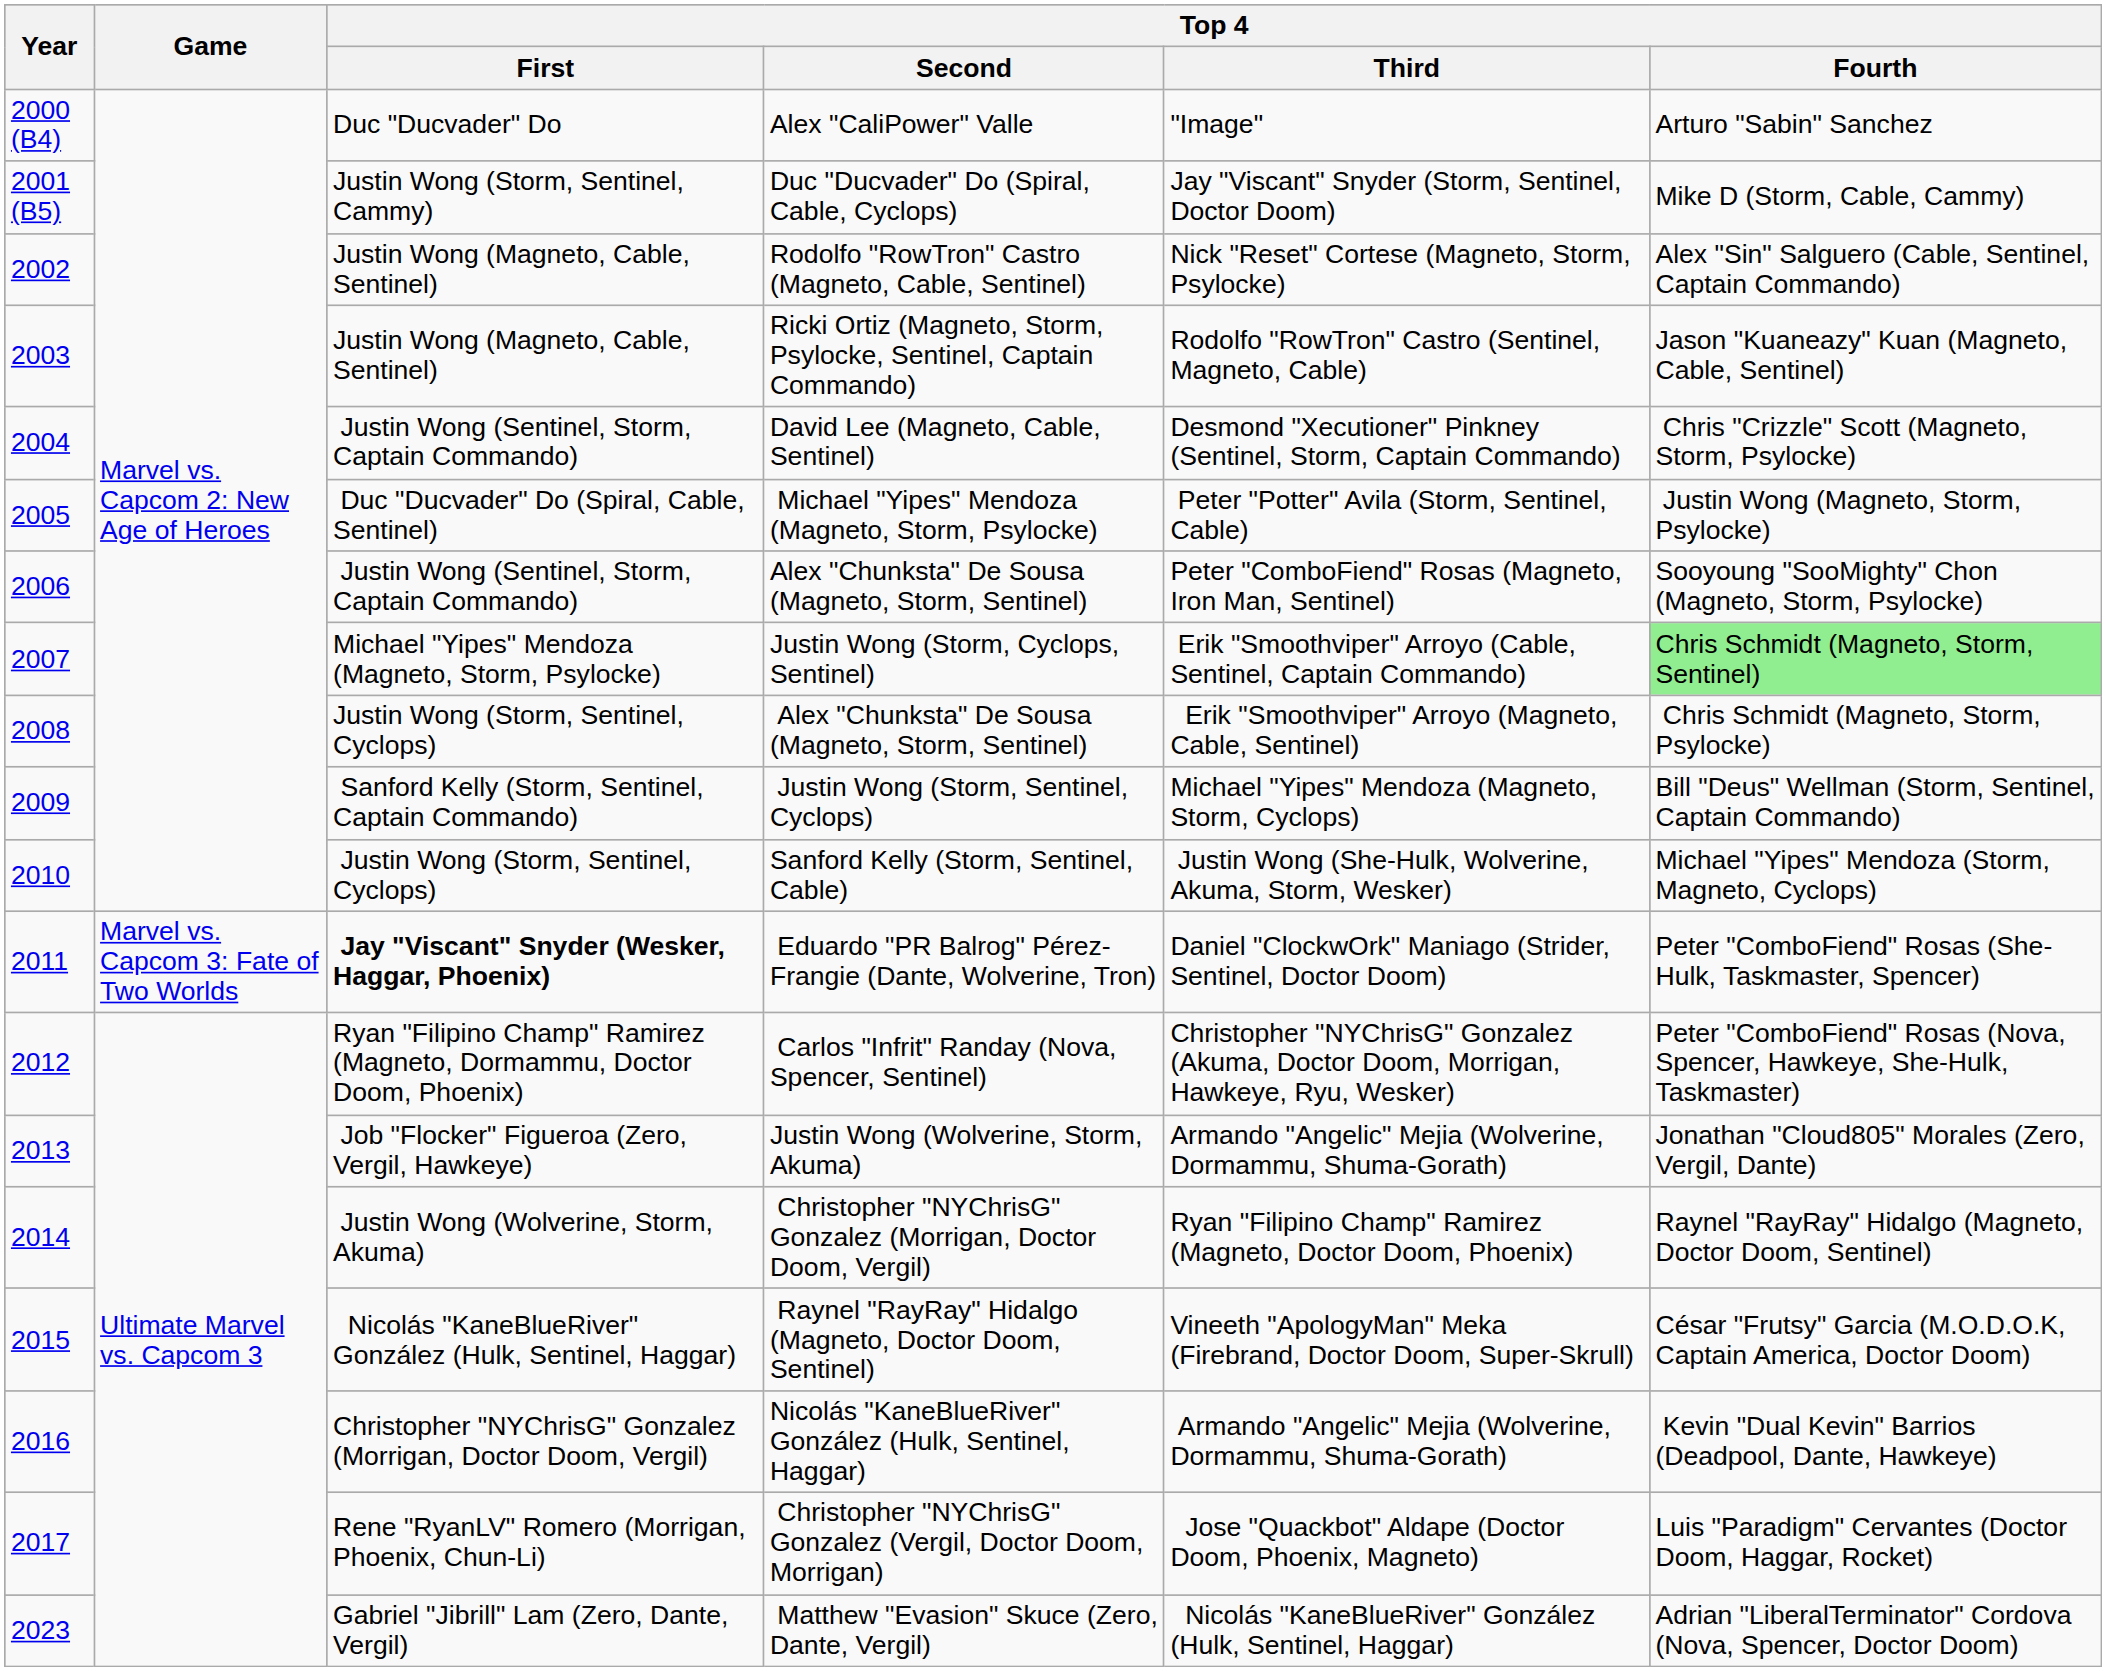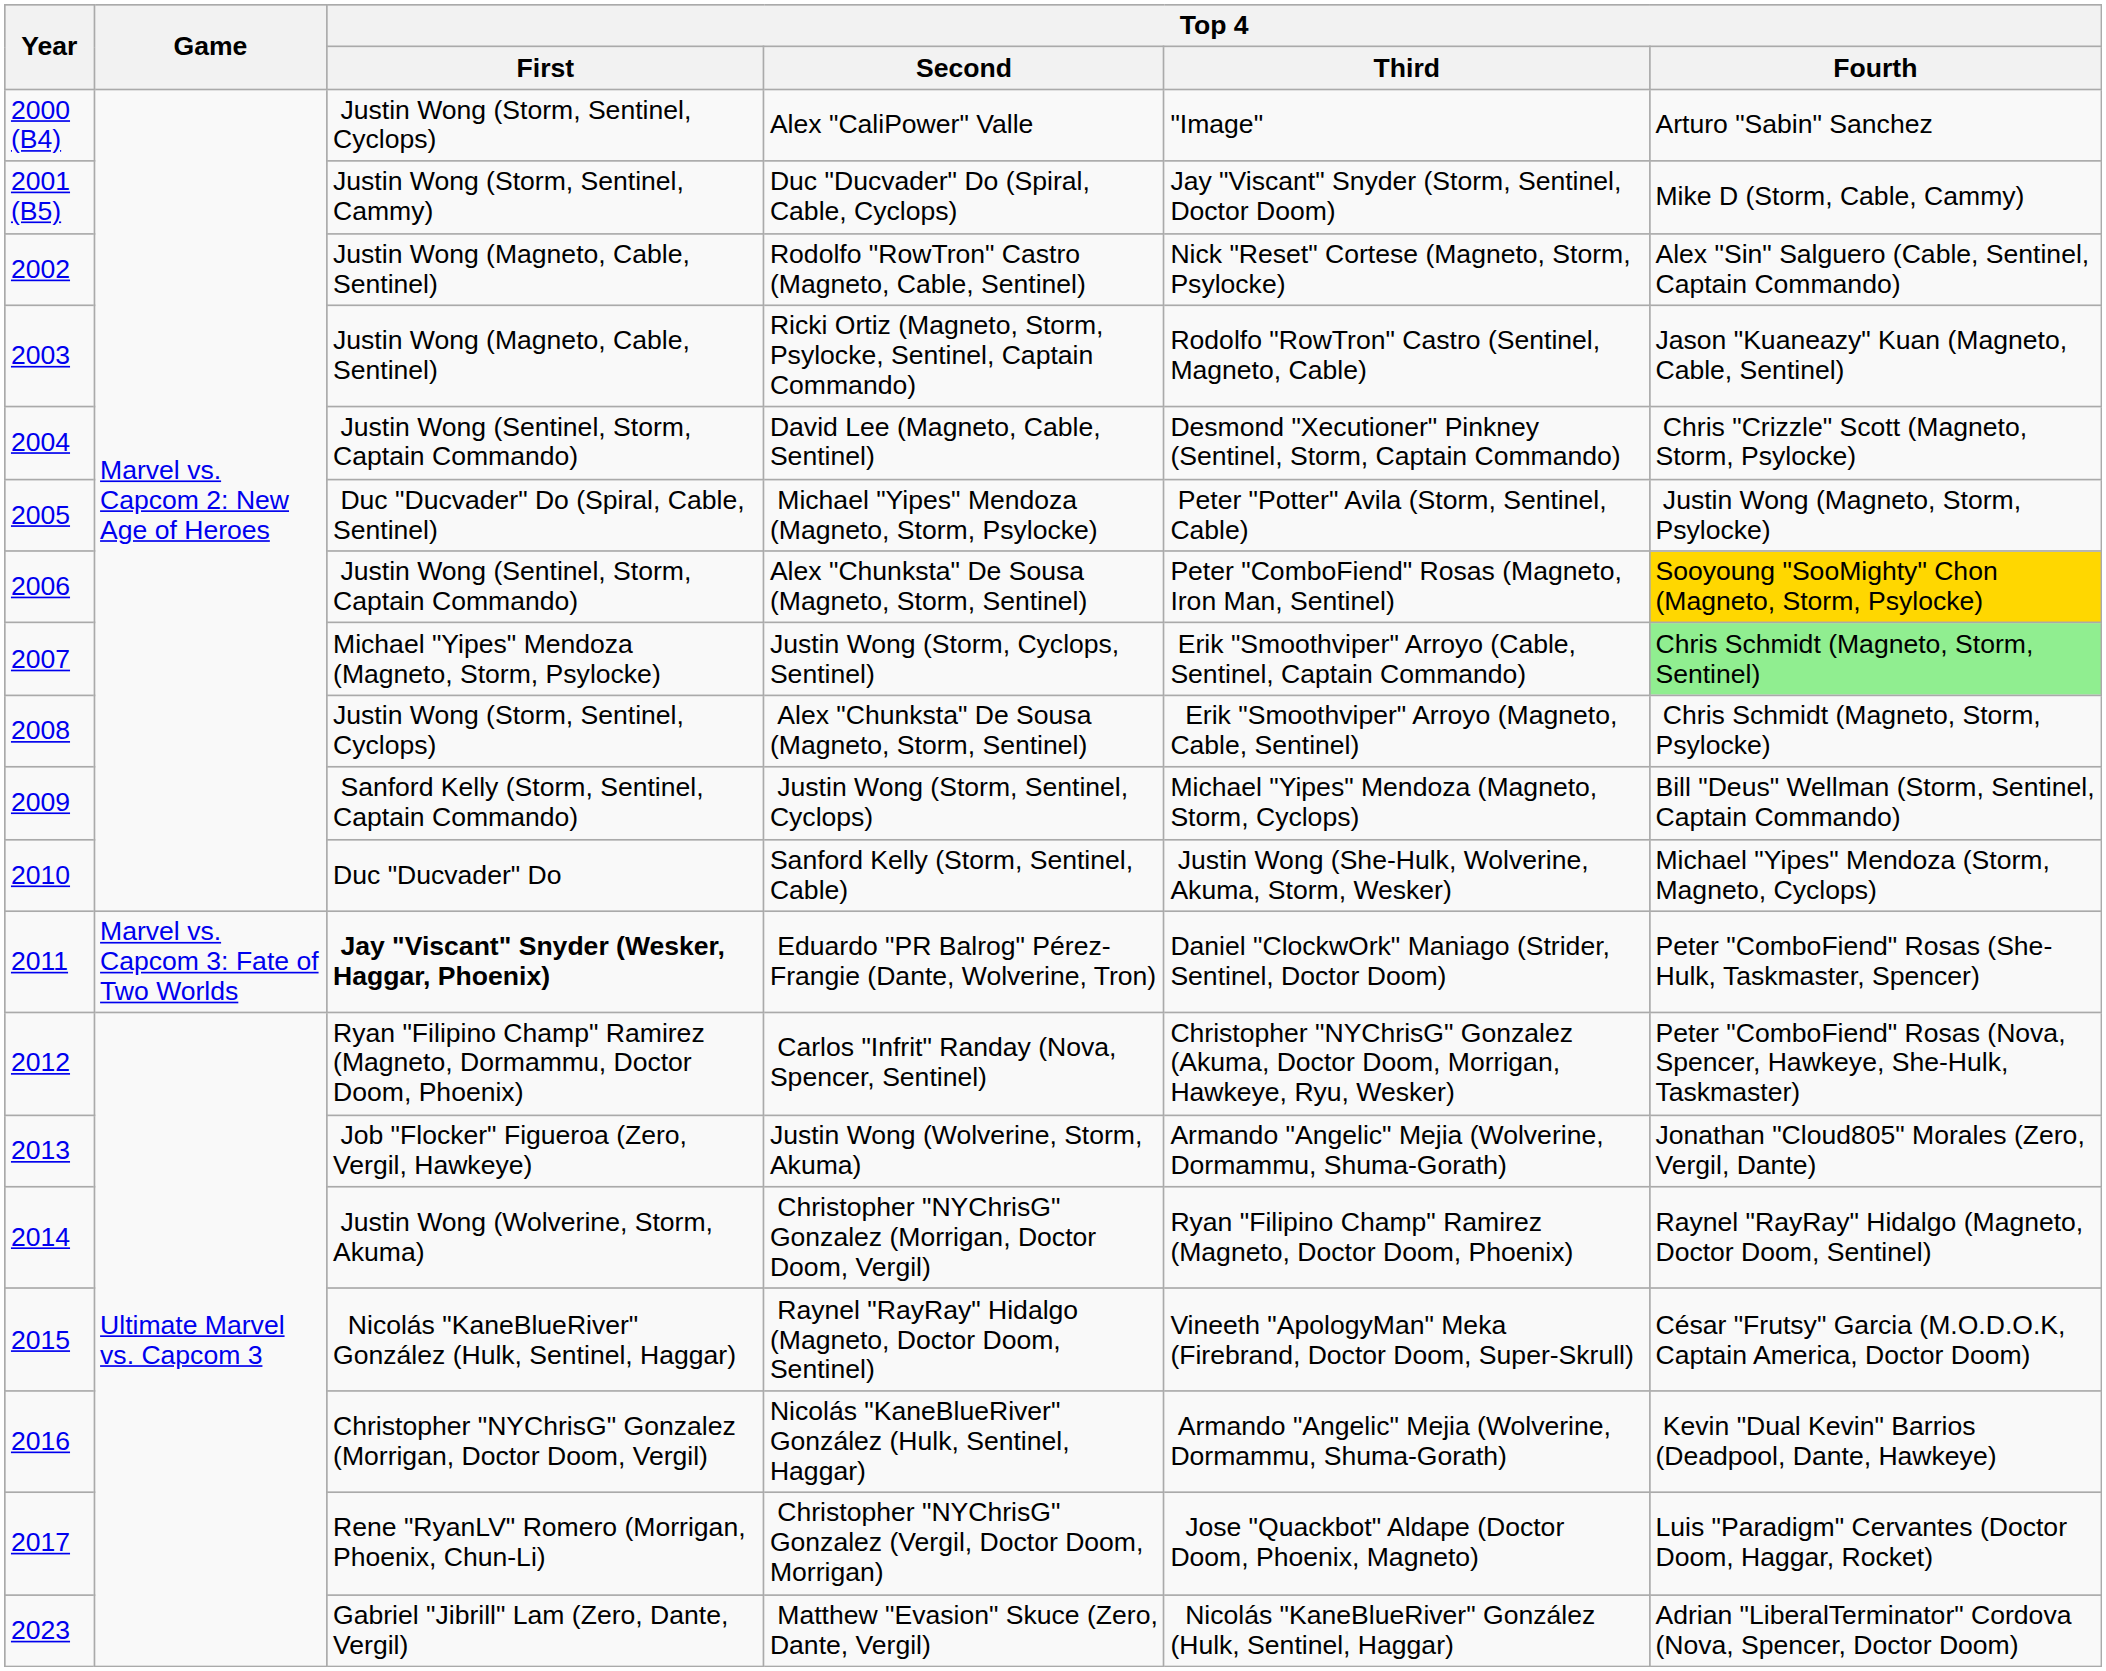(447, 124) Duc "Ducvader" Do -> (512, 124) Justin Wong (Storm, Sentinel, Cyclops)
(1827, 586) no background -> (1827, 586) gold background
(512, 874) Justin Wong (Storm, Sentinel, Cyclops) -> (447, 874) Duc "Ducvader" Do
